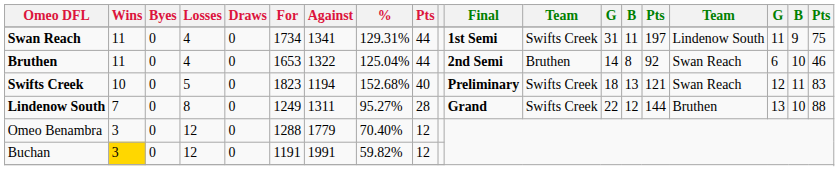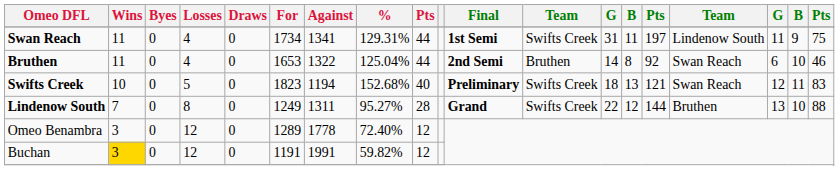(287, 129) 1288 -> (287, 129) 1289
(322, 129) 1779 -> (322, 129) 1778
(381, 129) 70.40% -> (381, 129) 72.40%
